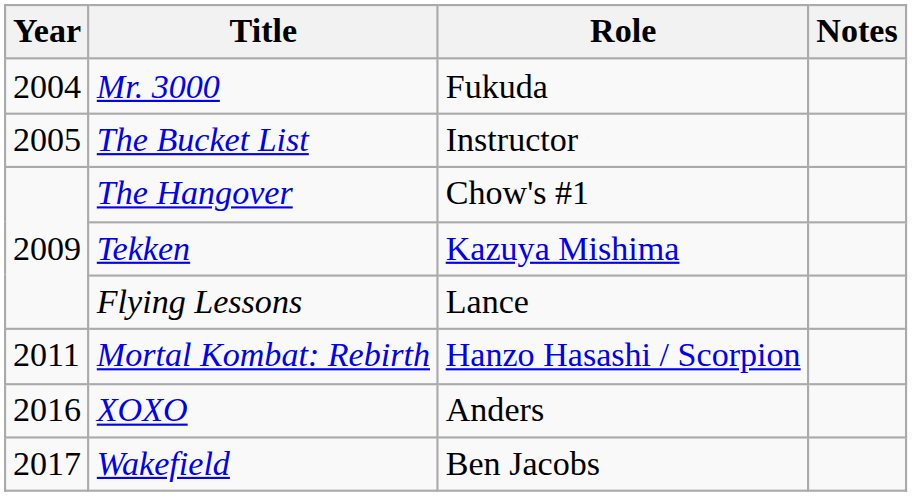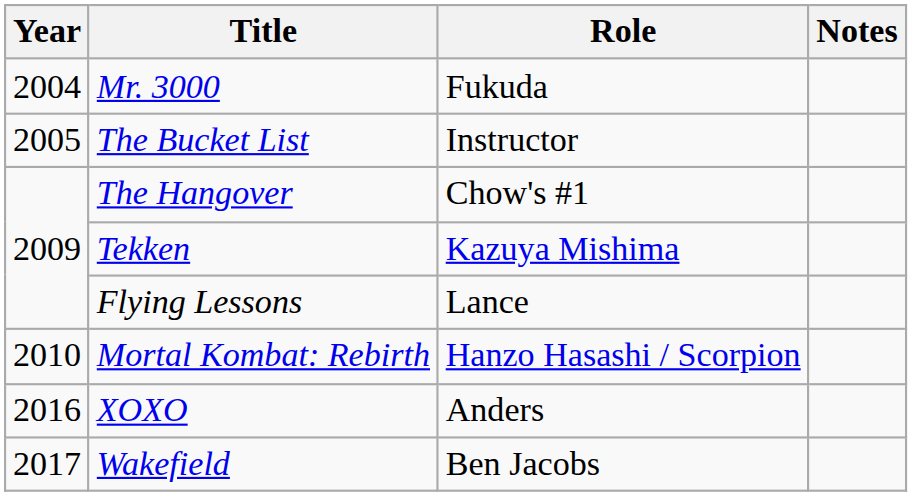(46, 355) 2011 -> (47, 355) 2010
